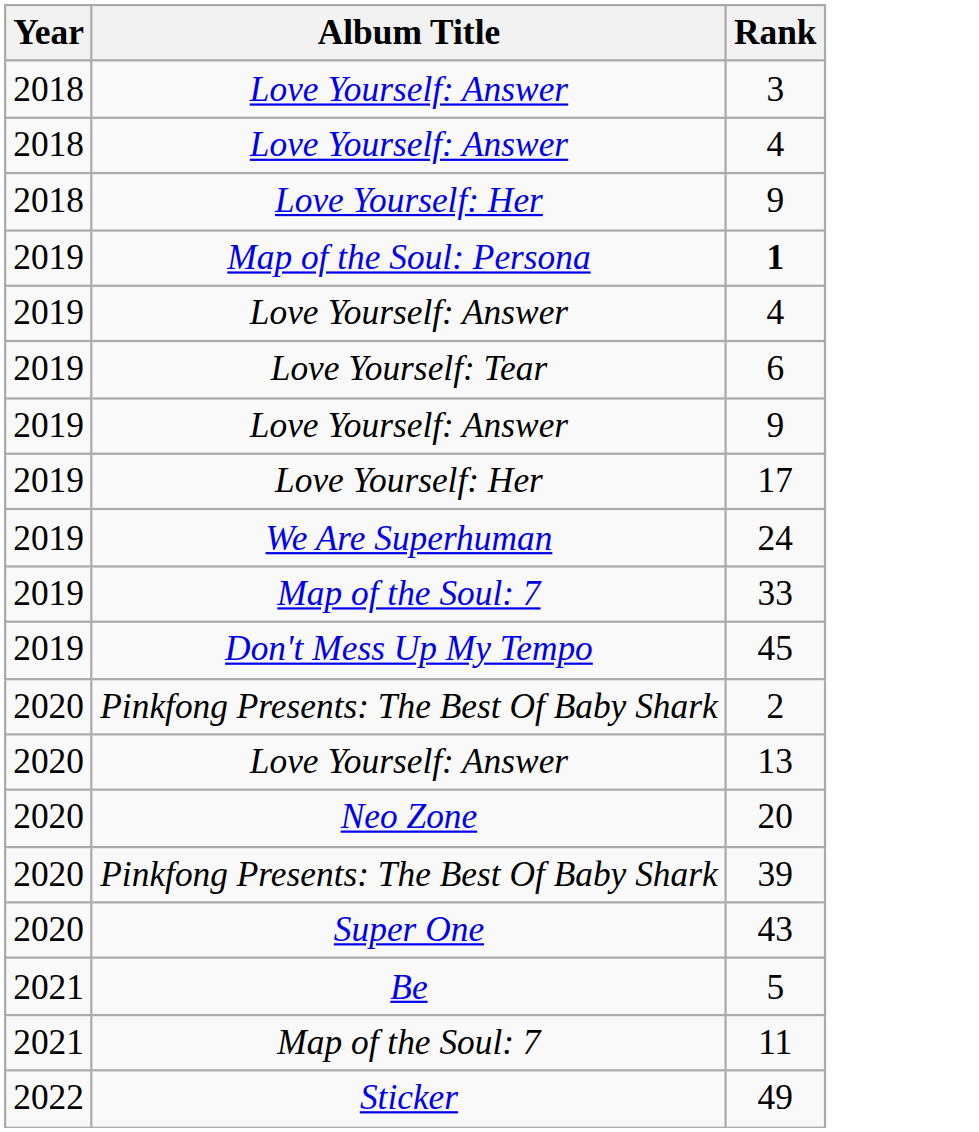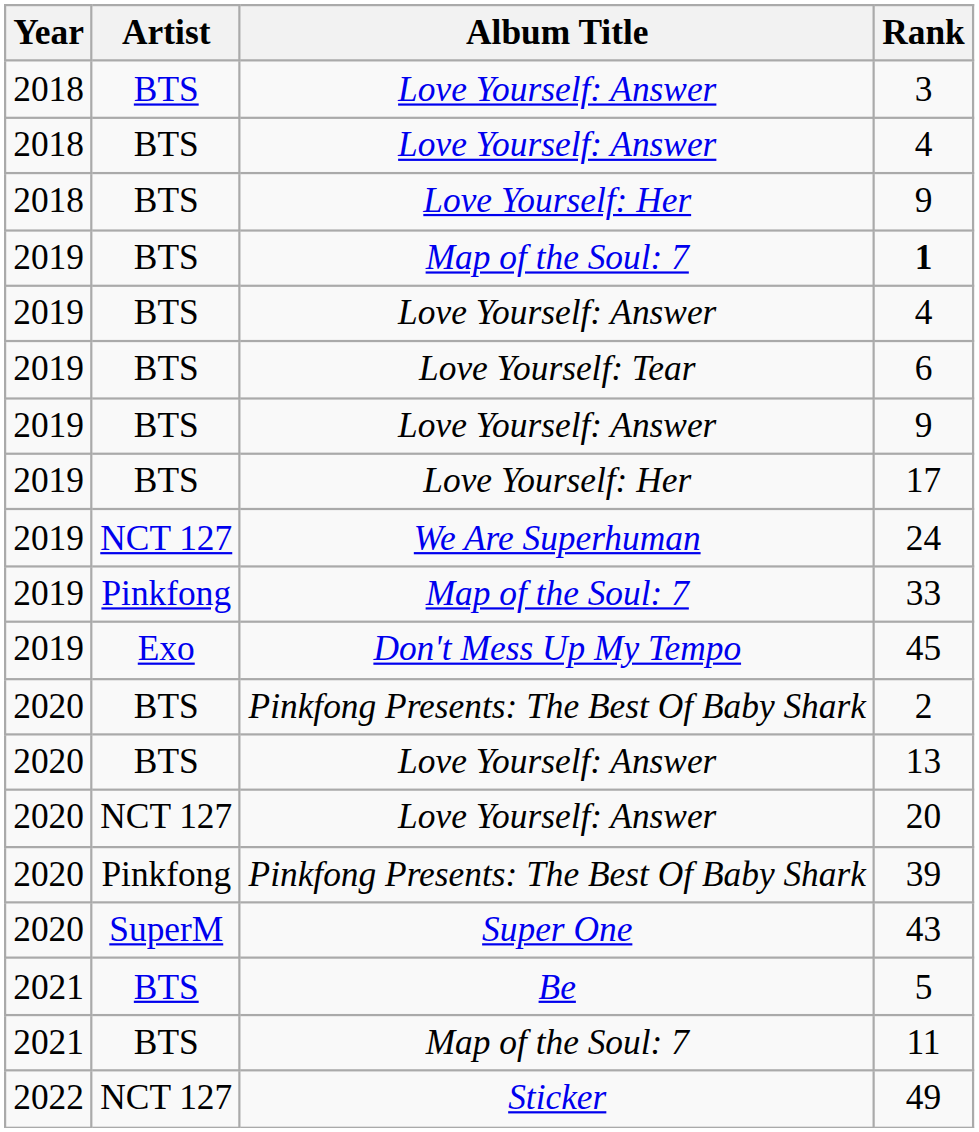+ column: (166, 32)
(409, 256) Map of the Soul: Persona -> (557, 256) Map of the Soul: 7
(409, 817) Neo Zone -> (557, 817) Love Yourself: Answer
